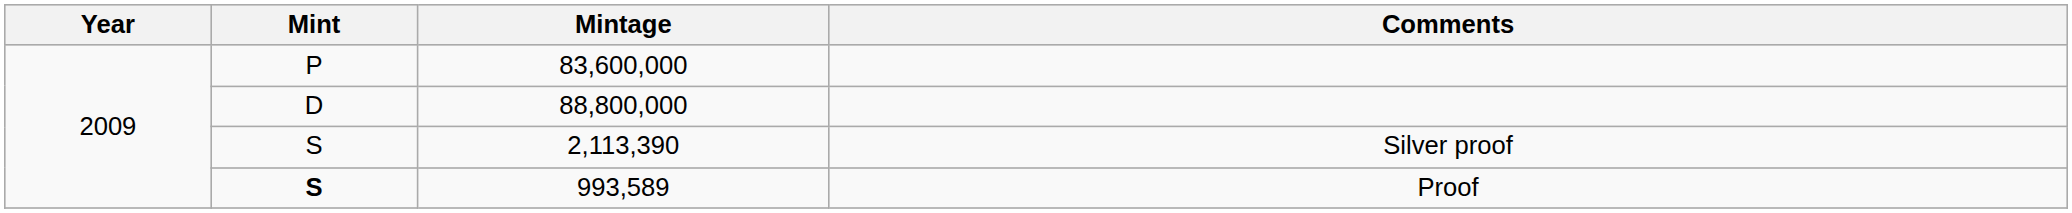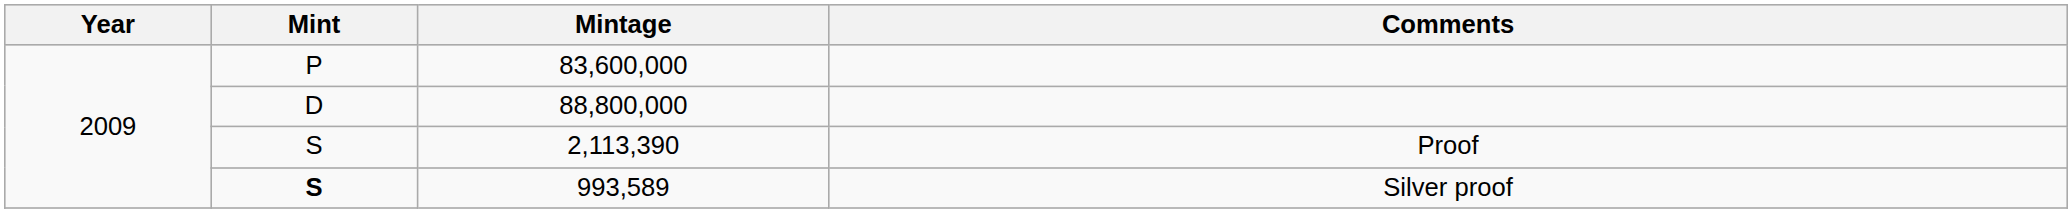(1448, 146) Silver proof -> (1448, 146) Proof
(1448, 187) Proof -> (1448, 187) Silver proof
